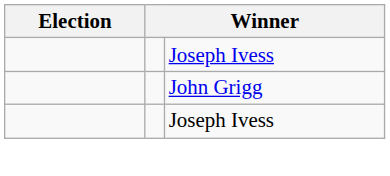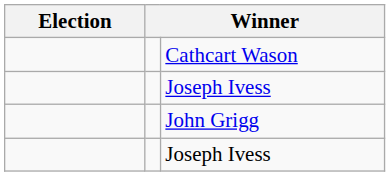+ row: (75, 55)
